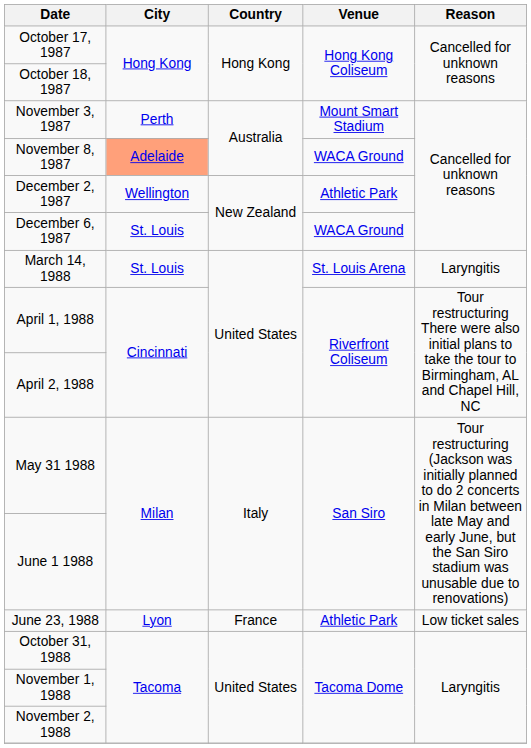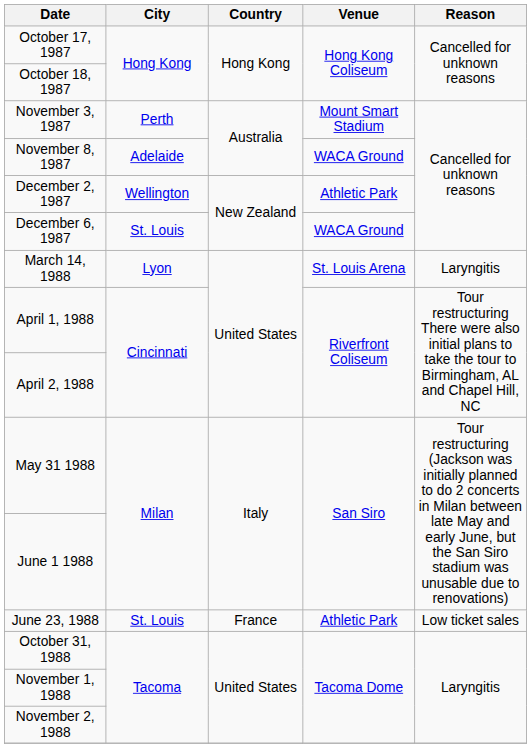(157, 156) lightsalmon background -> (157, 156) no background
(157, 268) St. Louis -> (157, 268) Lyon
(157, 620) Lyon -> (157, 620) St. Louis
